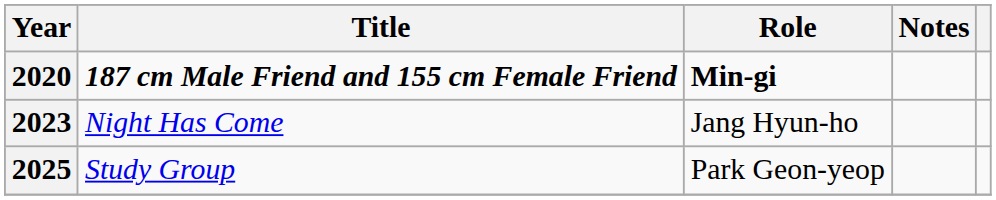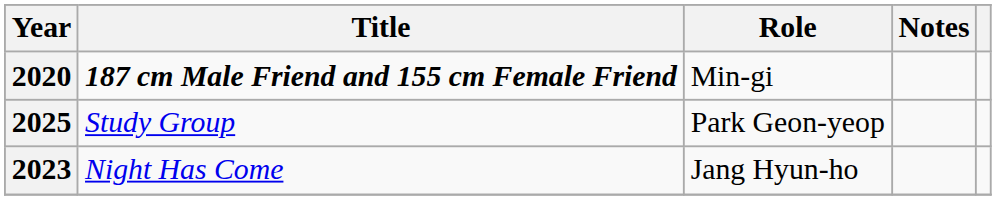(734, 75) bold -> (732, 75) normal
rows swapped: (42, 122) <-> (42, 169)
